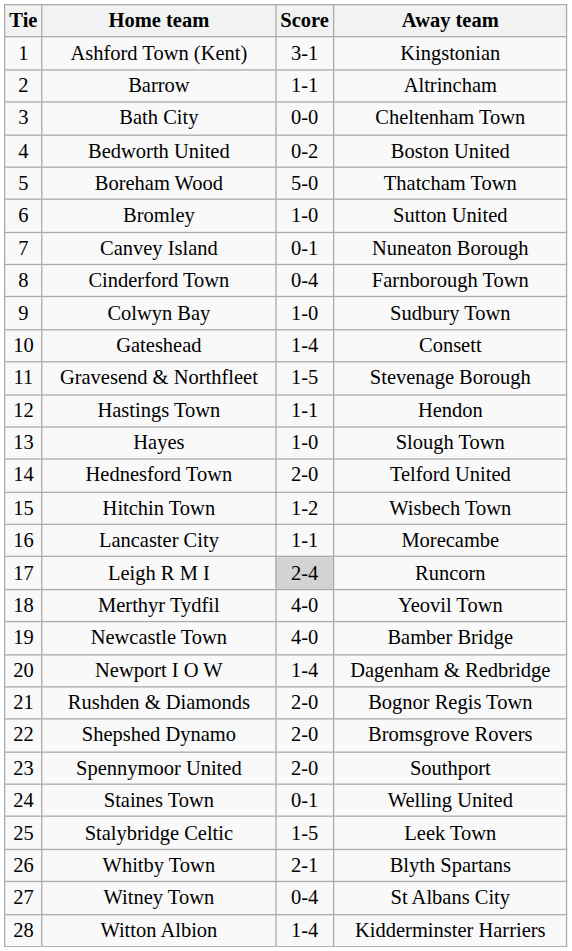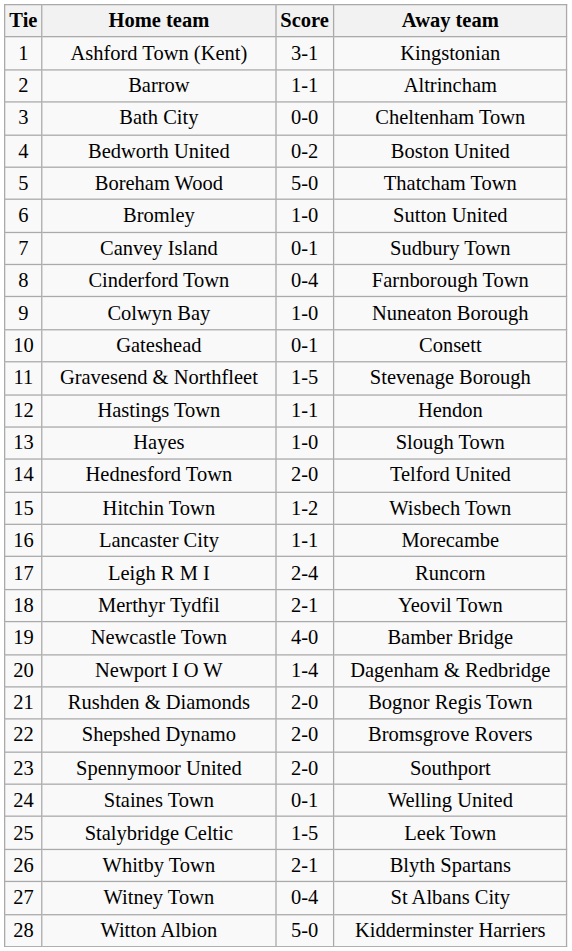(450, 248) Nuneaton Borough -> (450, 248) Sudbury Town
(450, 313) Sudbury Town -> (450, 313) Nuneaton Borough
(305, 345) 1-4 -> (305, 345) 0-1
(305, 572) lightgrey background -> (305, 572) no background
(305, 605) 4-0 -> (305, 605) 2-1
(305, 930) 1-4 -> (305, 930) 5-0
